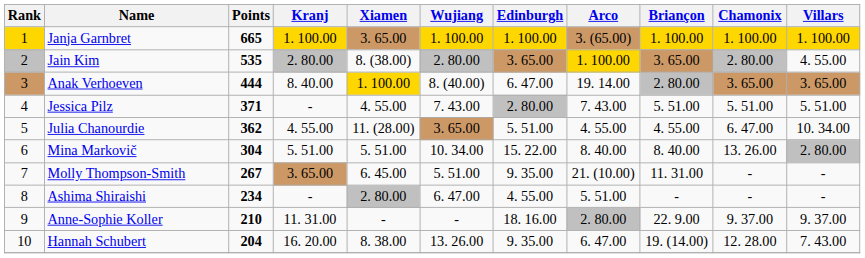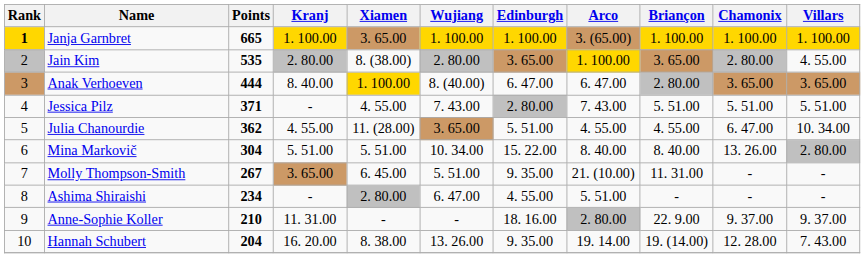(24, 38) normal -> (24, 38) bold
(603, 83) 19. 14.00 -> (603, 83) 6. 47.00
(603, 241) 6. 47.00 -> (603, 241) 19. 14.00
